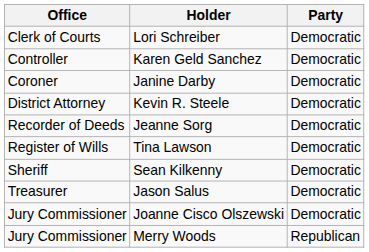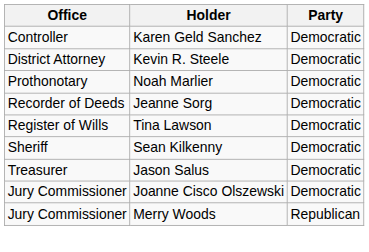- row: (177, 37)
- row: (174, 81)
+ row: (173, 81)
